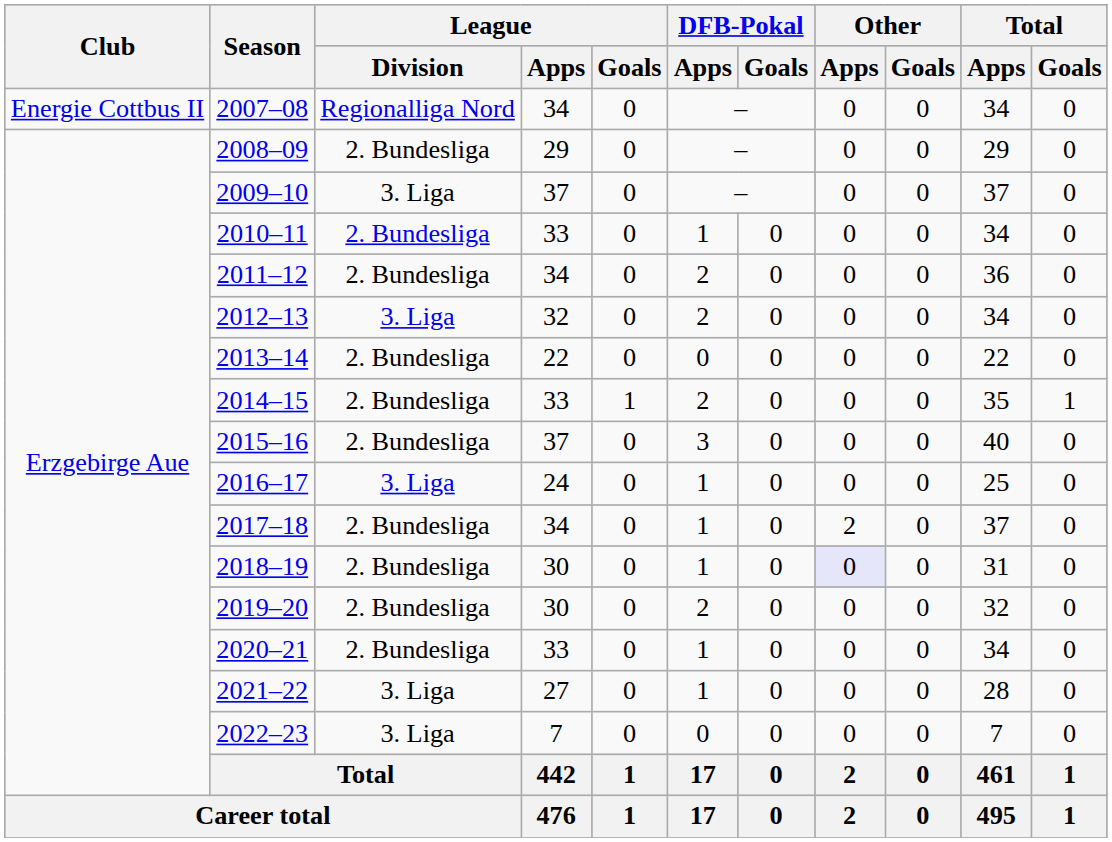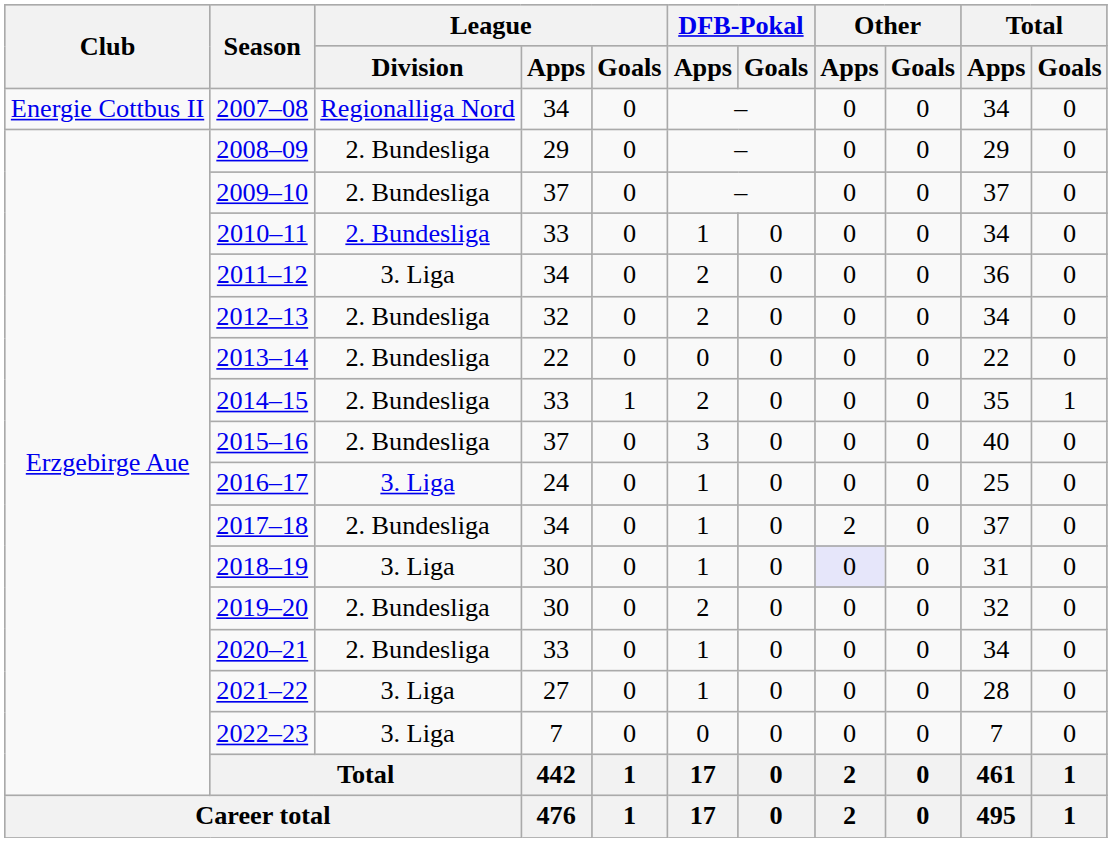(418, 191) 3. Liga -> (418, 191) 2. Bundesliga
(418, 274) 2. Bundesliga -> (418, 274) 3. Liga
(418, 316) 3. Liga -> (418, 316) 2. Bundesliga
(418, 566) 2. Bundesliga -> (418, 566) 3. Liga
